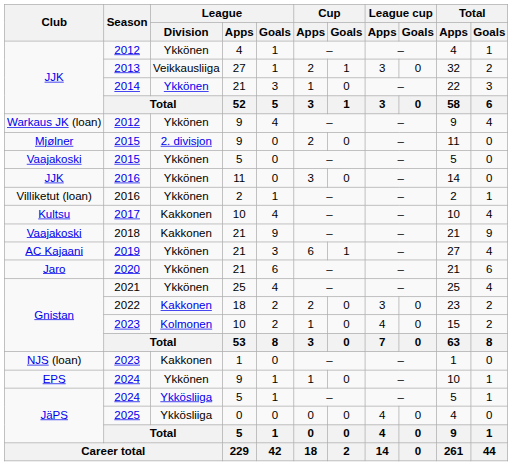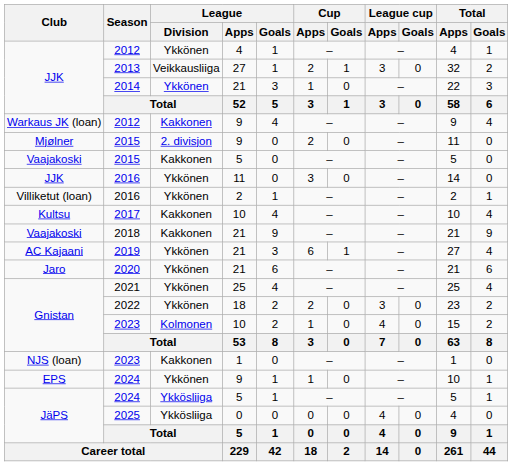(186, 123) Ykkönen -> (186, 123) Kakkonen
(186, 159) Ykkönen -> (186, 159) Kakkonen
(186, 305) Kakkonen -> (186, 305) Ykkönen
